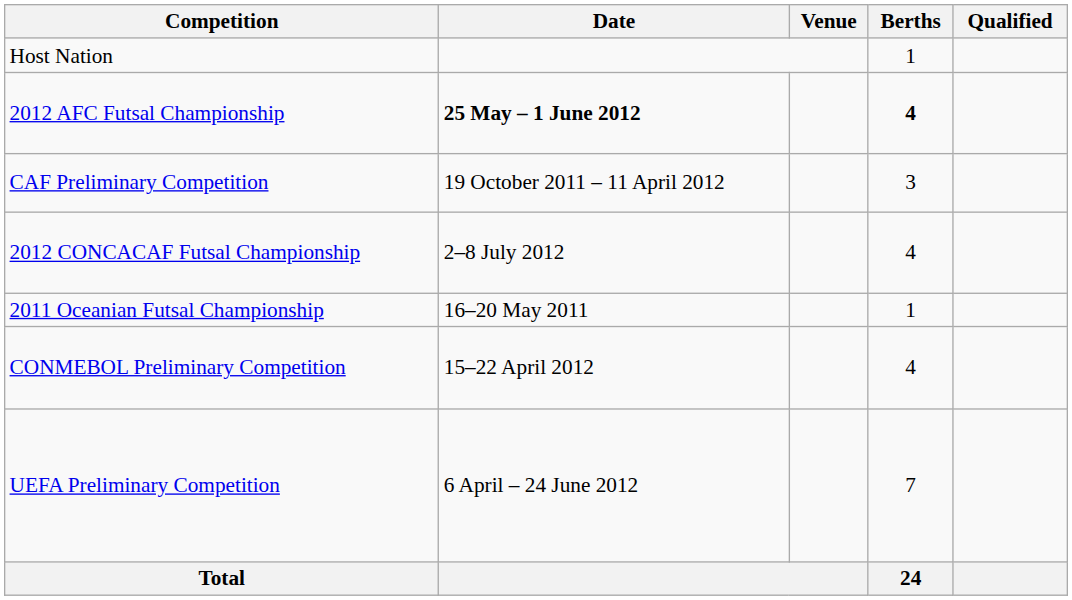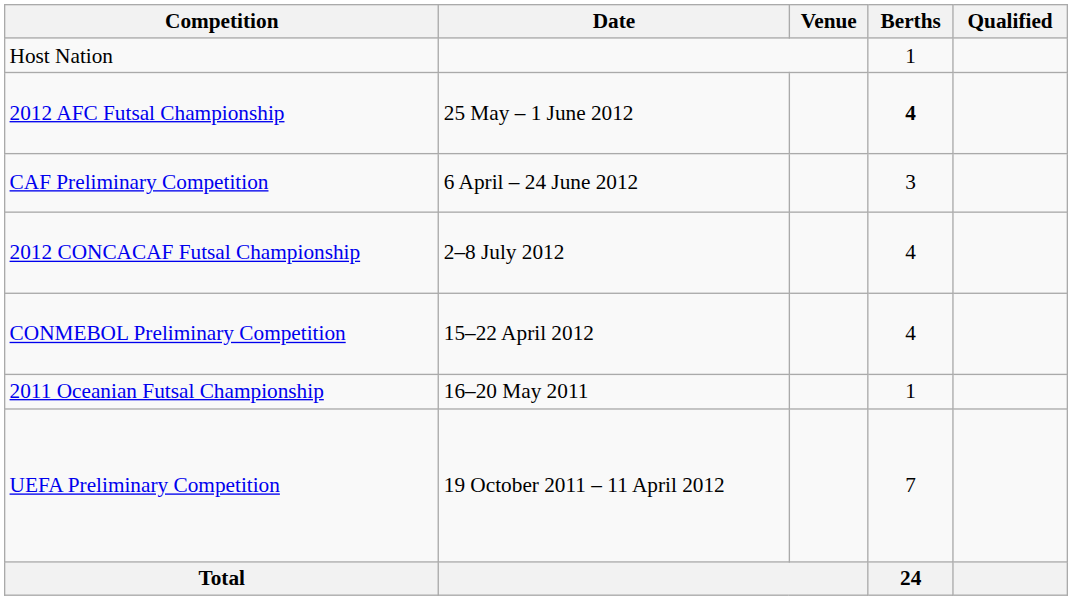(542, 112) bold -> (539, 112) normal
(584, 182) 19 October 2011 – 11 April 2012 -> (541, 182) 6 April – 24 June 2012
rows swapped: (178, 367) <-> (167, 309)
(541, 485) 6 April – 24 June 2012 -> (584, 485) 19 October 2011 – 11 April 2012
